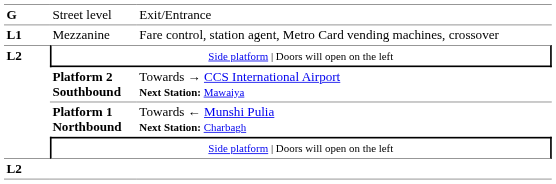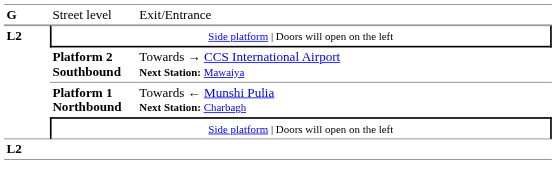- row: (81, 35)
